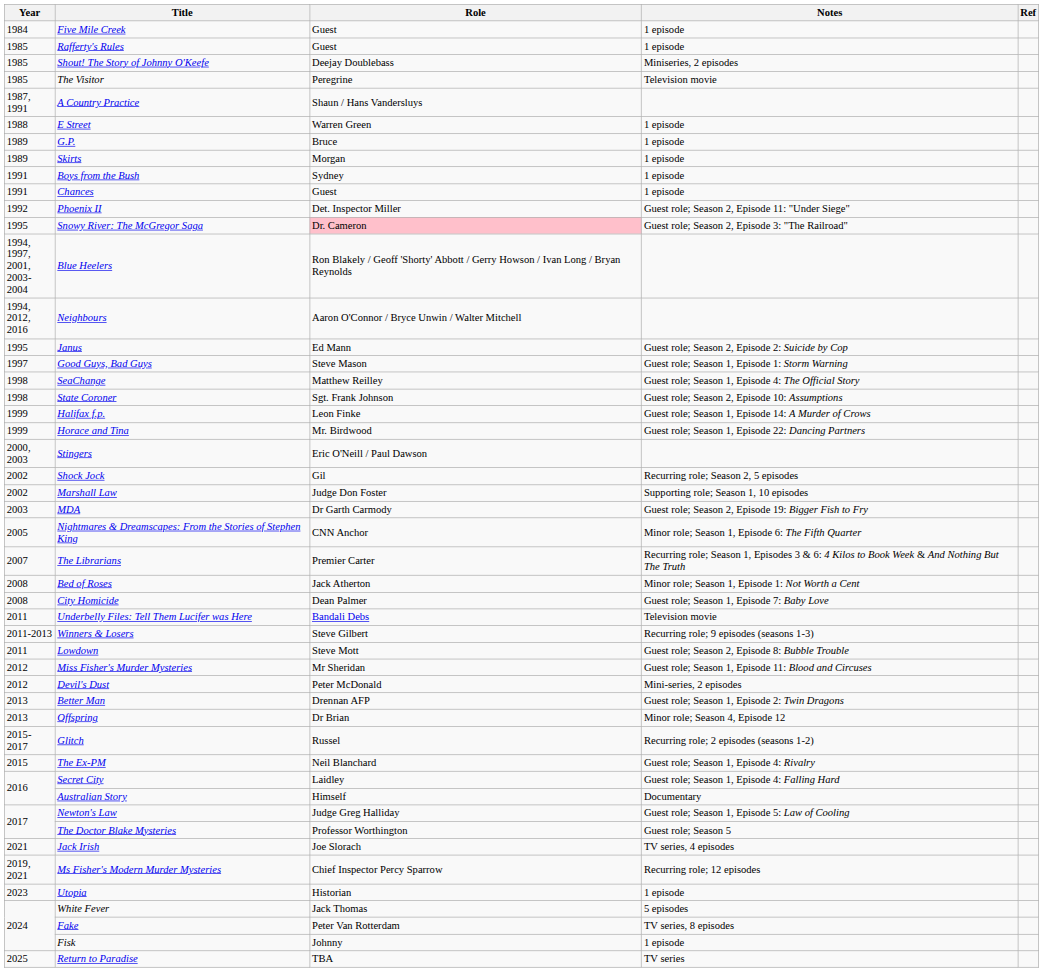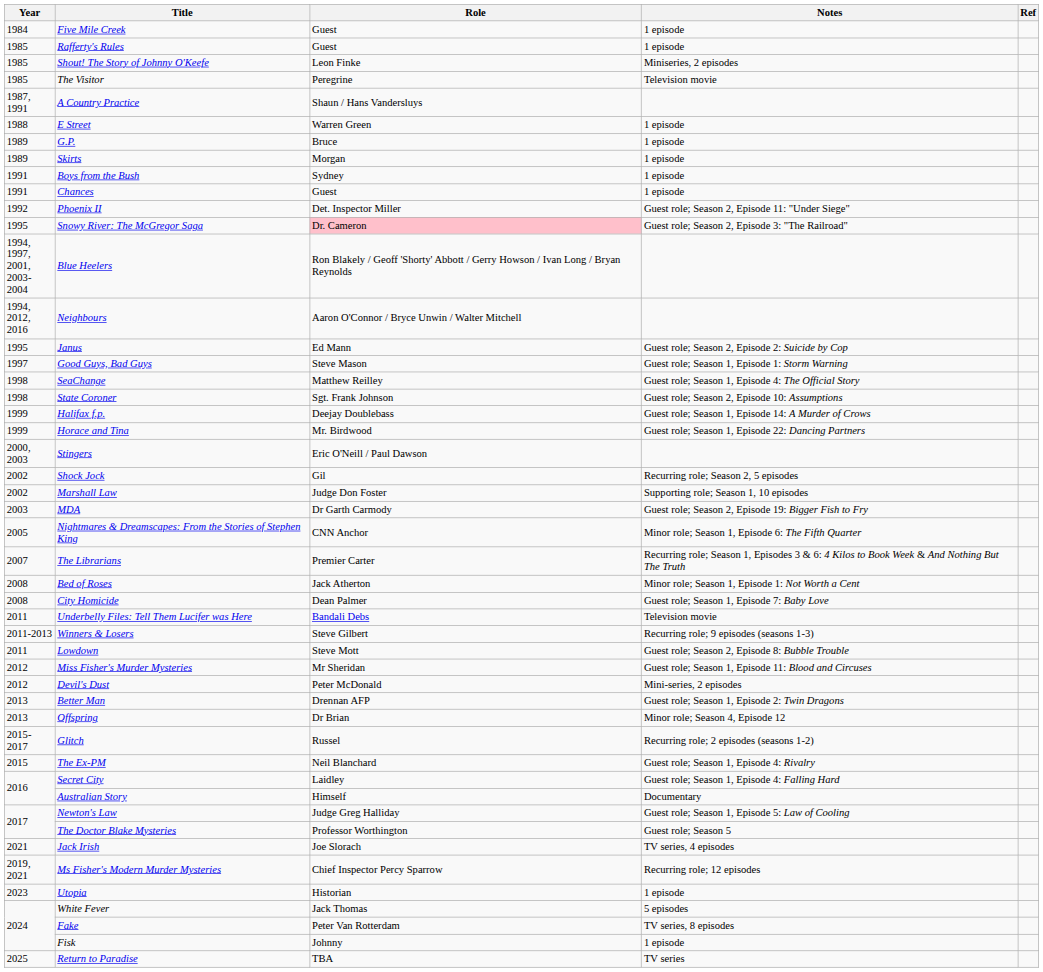(353, 63) Deejay Doublebass -> (336, 63) Leon Finke
(336, 414) Leon Finke -> (353, 414) Deejay Doublebass
